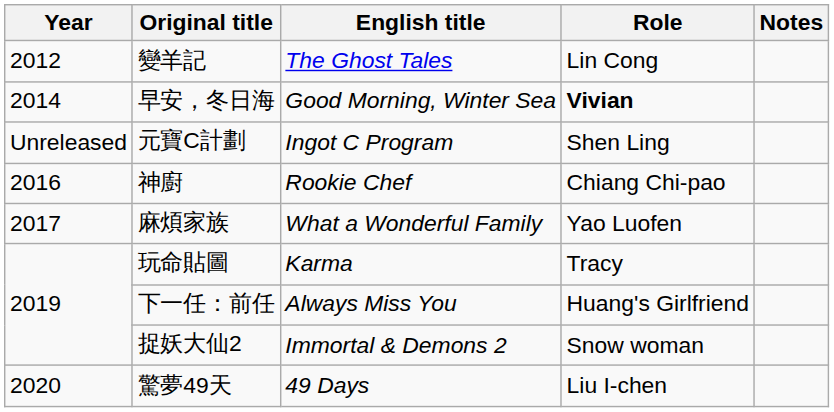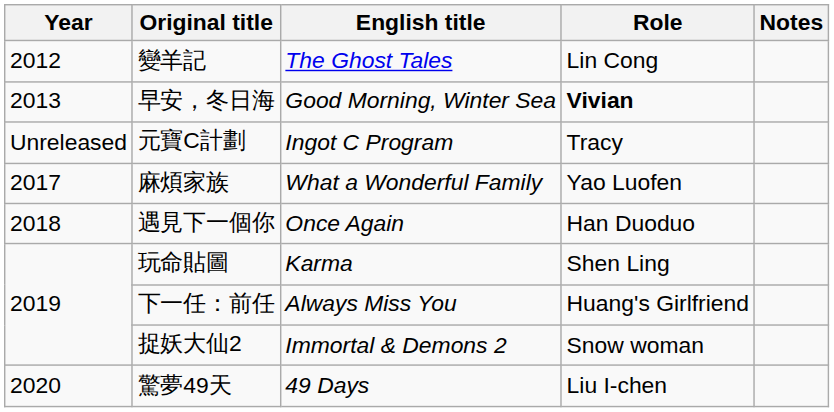(35, 101) 2014 -> (35, 101) 2013
(618, 142) Shen Ling -> (595, 142) Tracy
- row: (160, 182)
+ row: (206, 222)
(595, 263) Tracy -> (618, 263) Shen Ling
